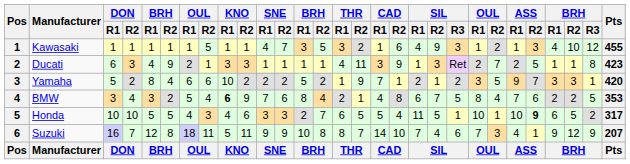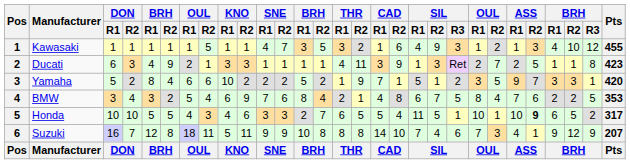(418, 81) 2 -> (418, 81) 5
(227, 98) bold -> (227, 98) normal
(361, 133) 7 -> (361, 133) 8
